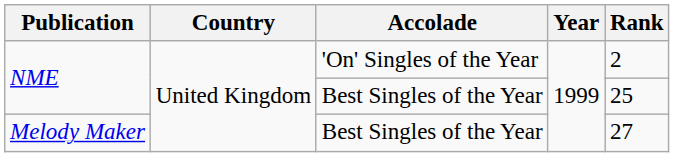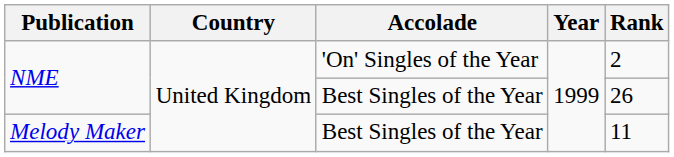(621, 95) 25 -> (621, 95) 26
(621, 132) 27 -> (621, 132) 11
